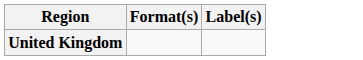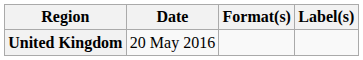+ column: (172, 17)
